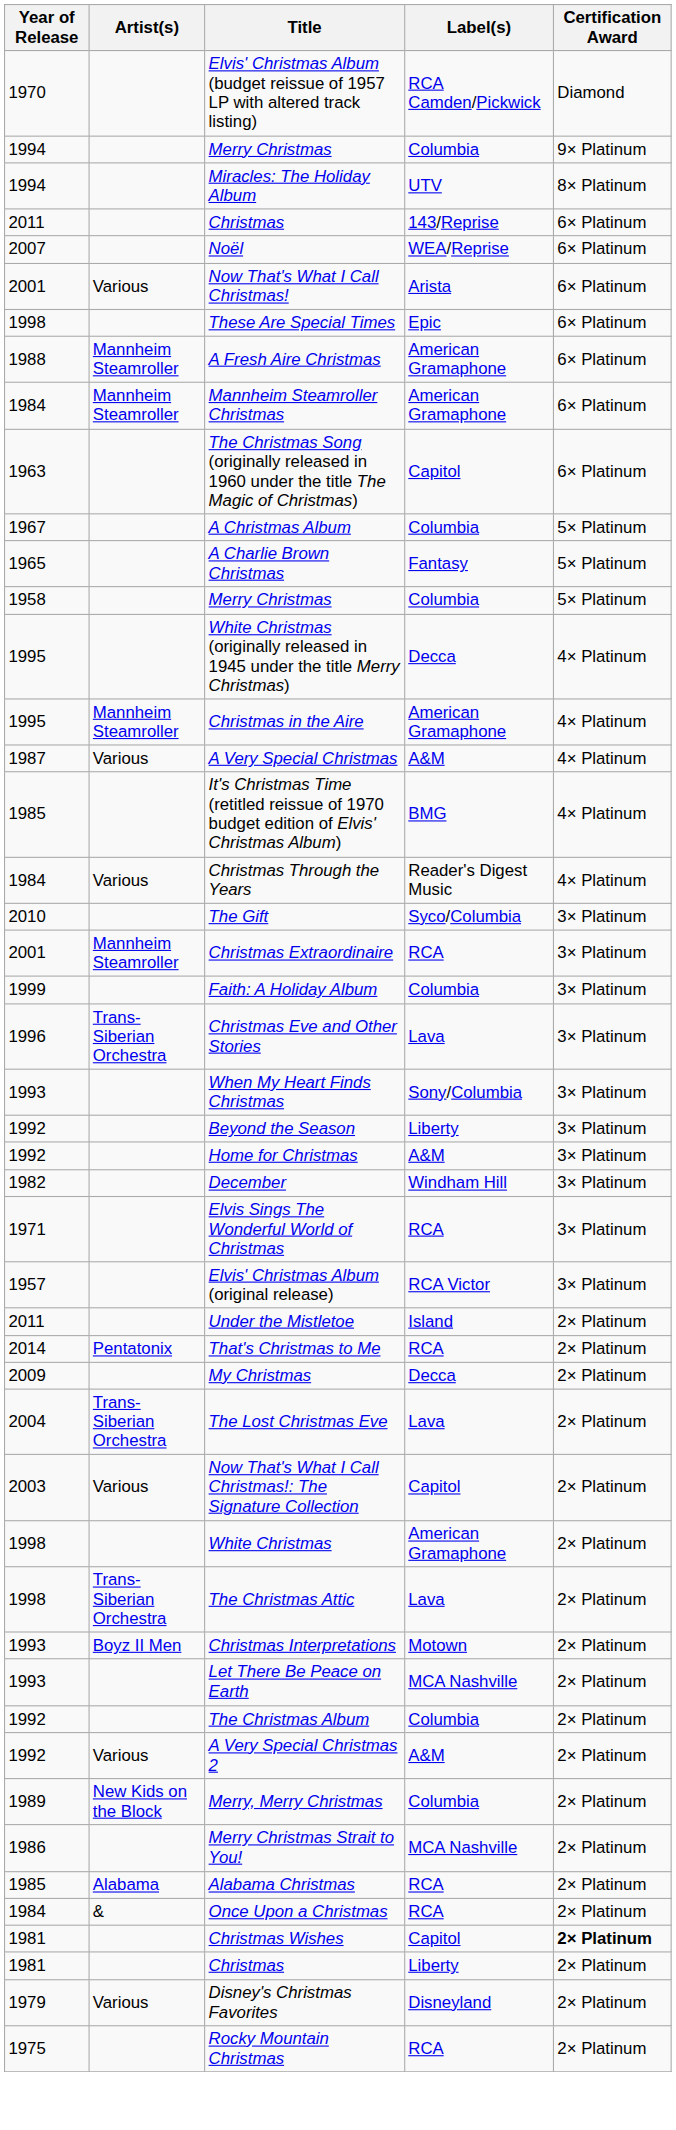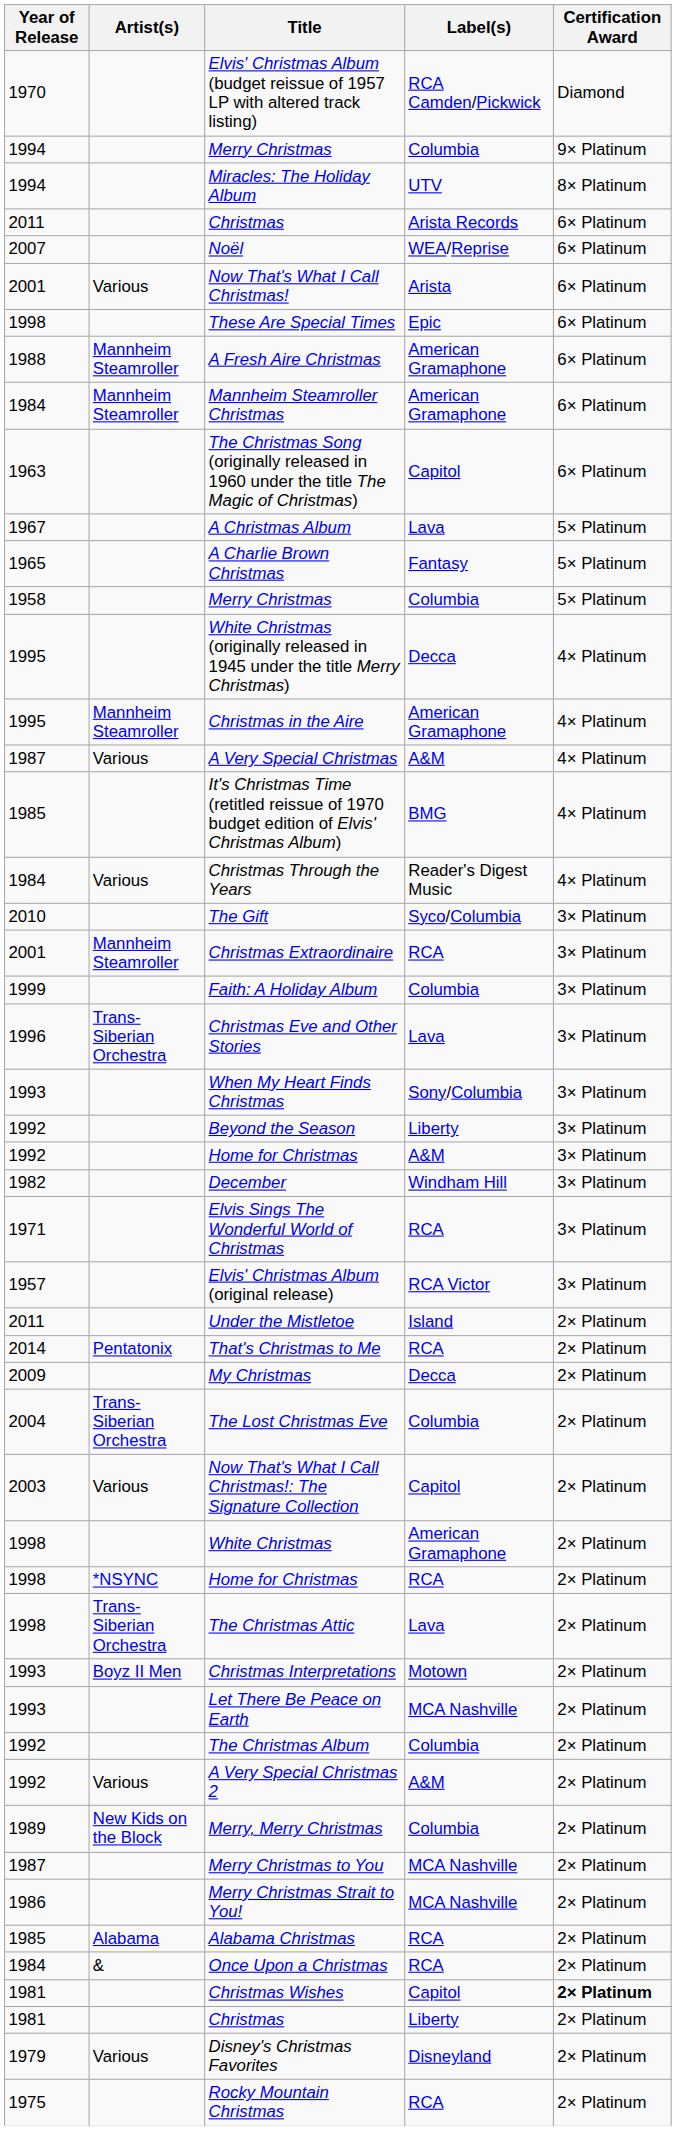(454, 222) 143/Reprise -> (463, 222) Arista Records
(444, 526) Columbia -> (426, 526) Lava
(426, 1421) Lava -> (444, 1421) Columbia
+ row: (27, 1579)
+ row: (27, 1865)
